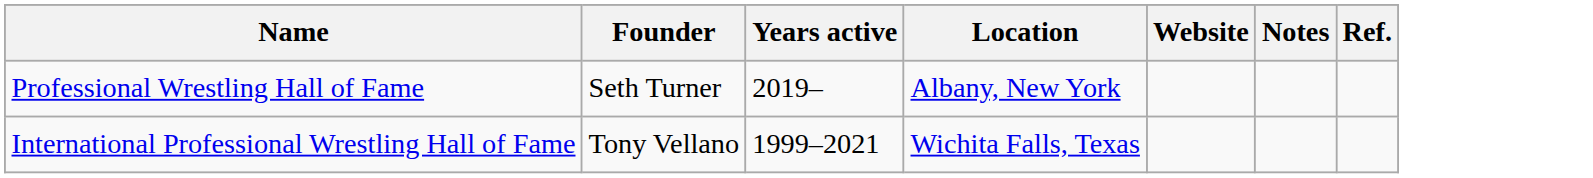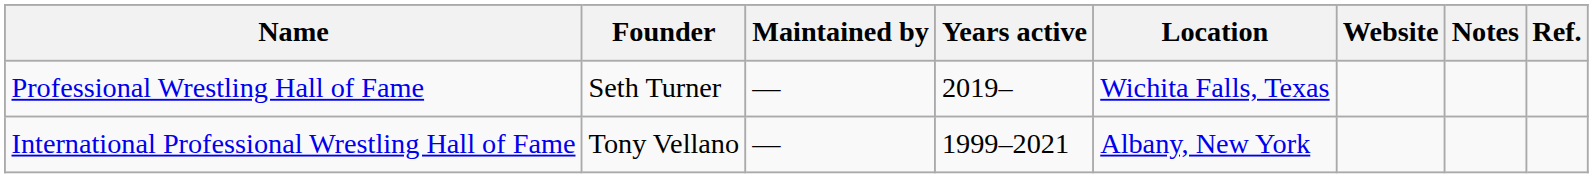+ column: (841, 31)
(1016, 87) Albany, New York -> (1215, 87) Wichita Falls, Texas
(1025, 142) Wichita Falls, Texas -> (1205, 142) Albany, New York
